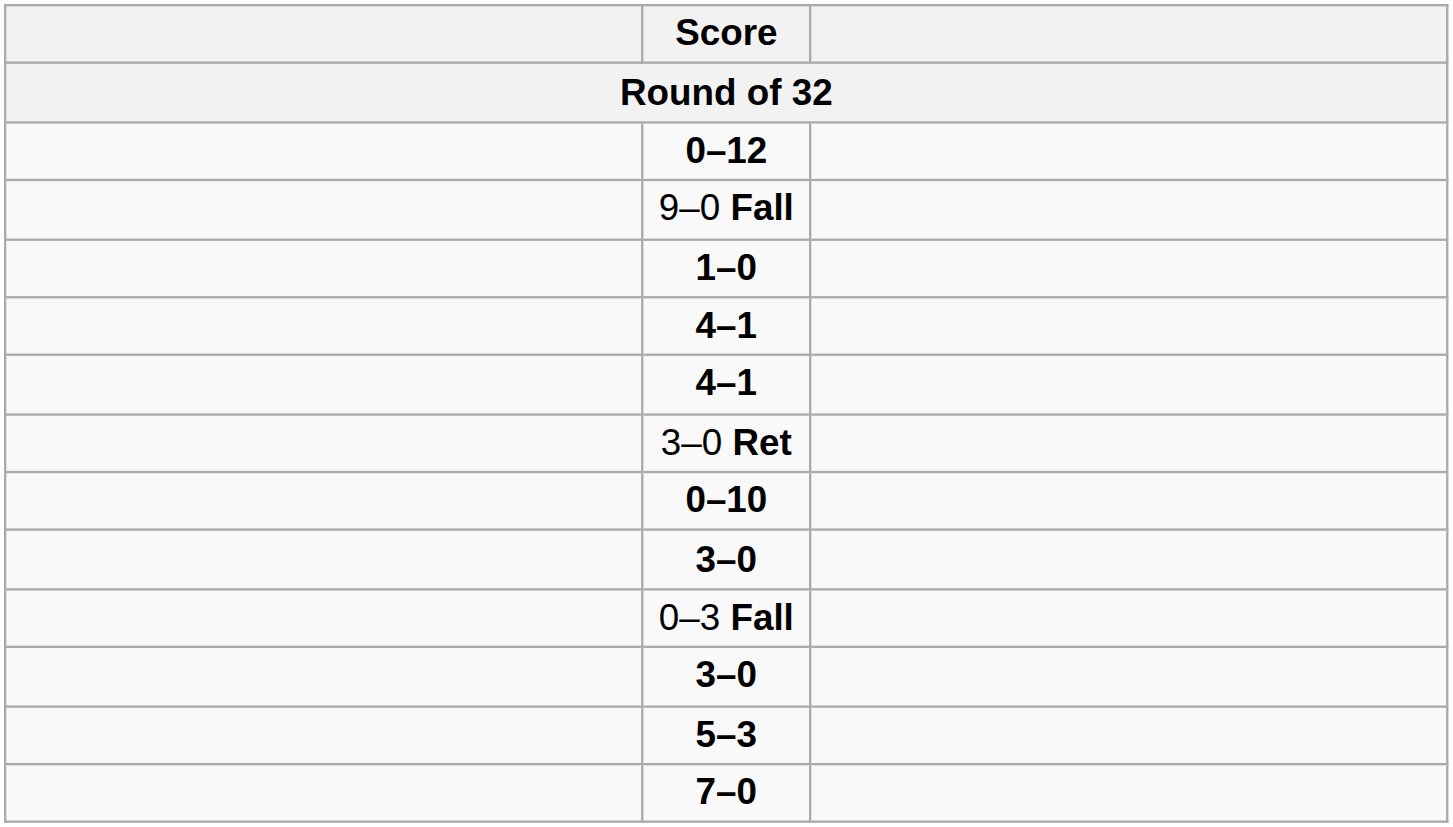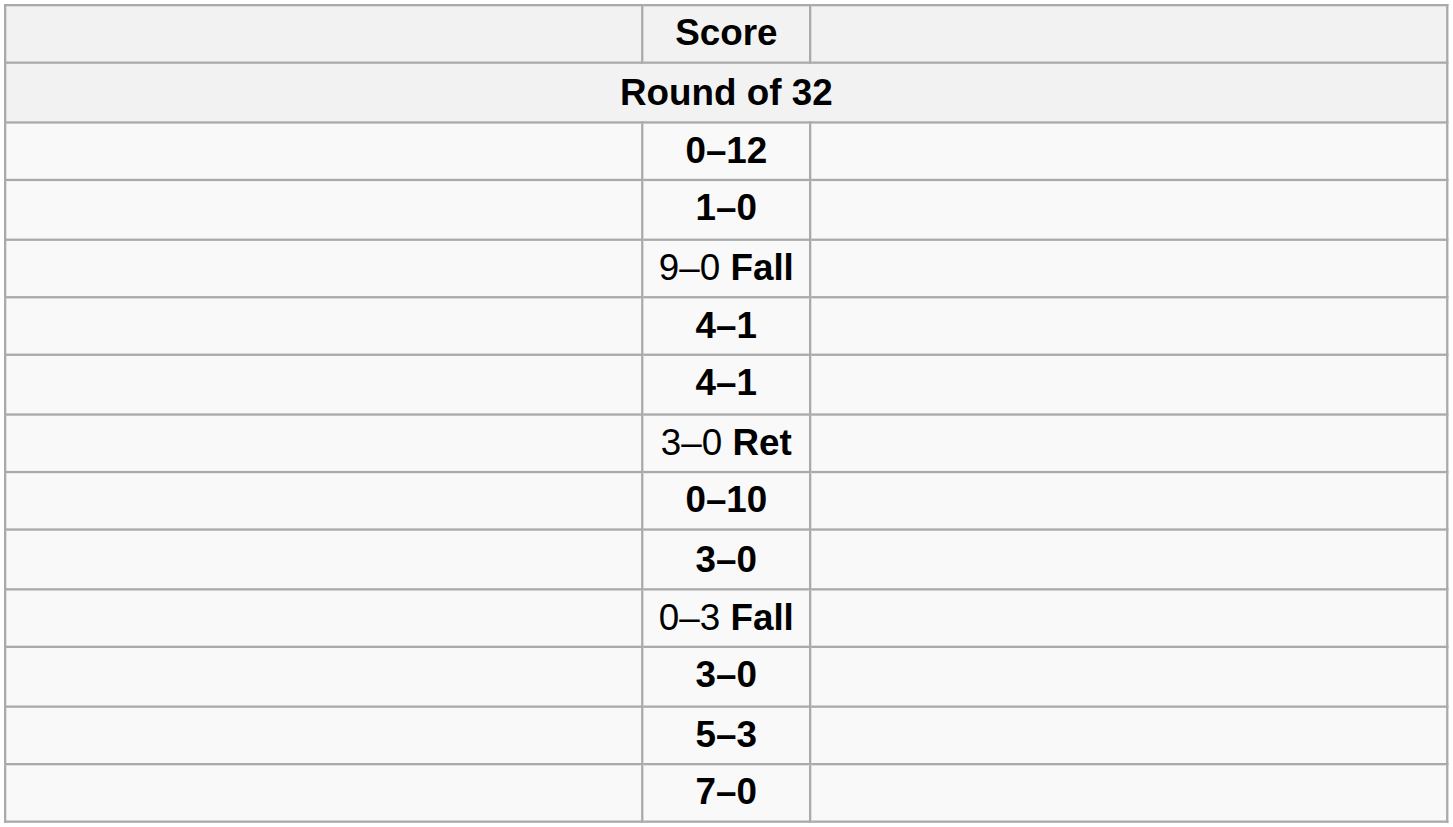rows swapped: (324, 268) <-> (324, 209)
